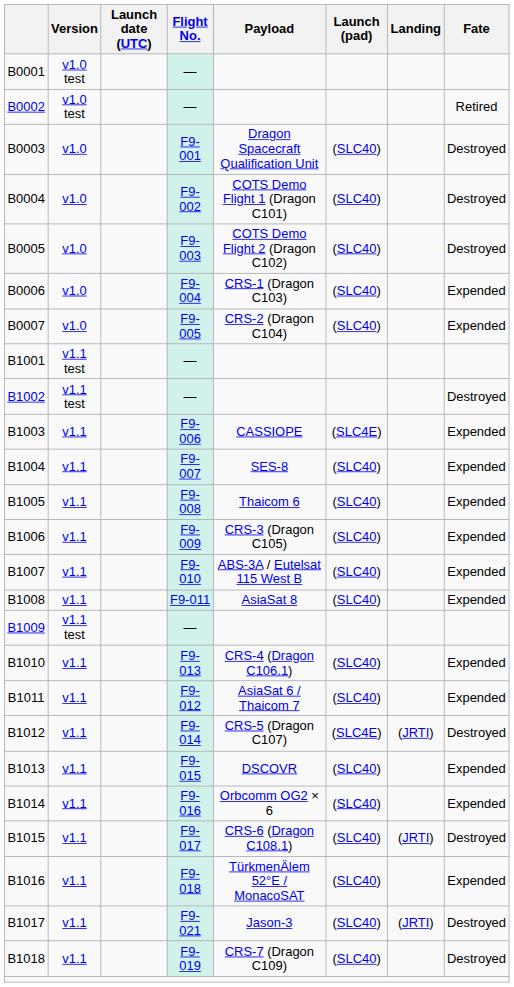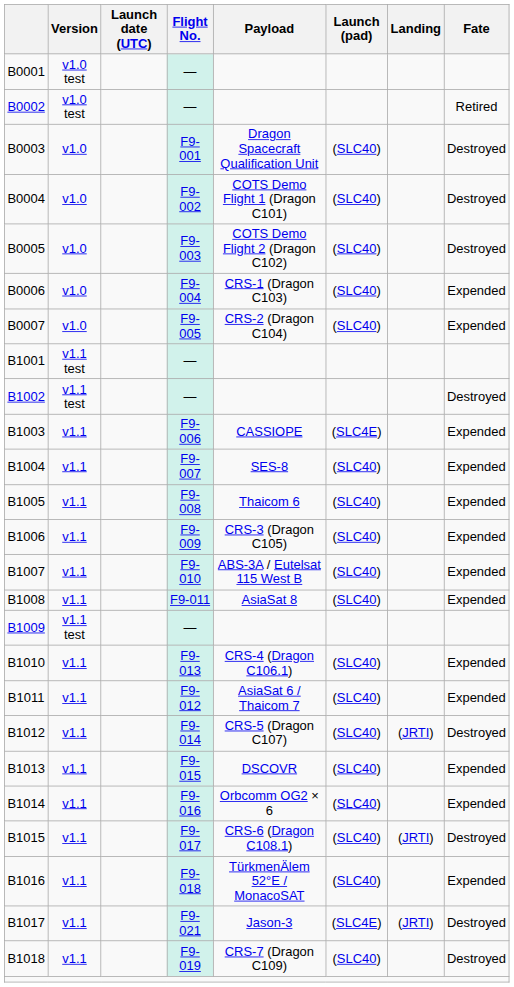(357, 733) (SLC4E) -> (357, 733) (SLC40)
(357, 923) (SLC40) -> (357, 923) (SLC4E)
